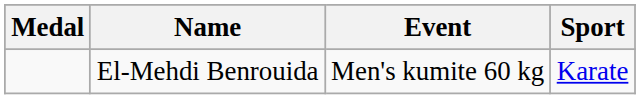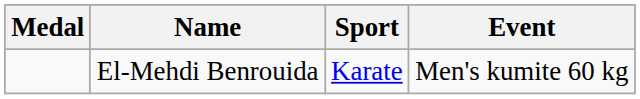columns swapped: (593, 26) <-> (438, 26)
